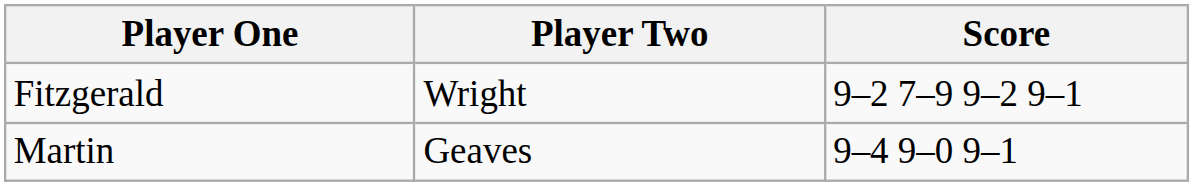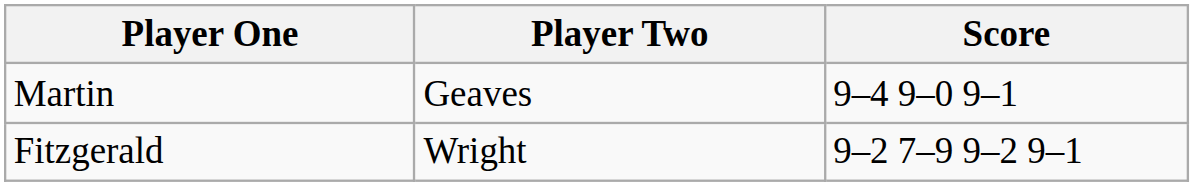rows swapped: (89, 92) <-> (64, 151)
